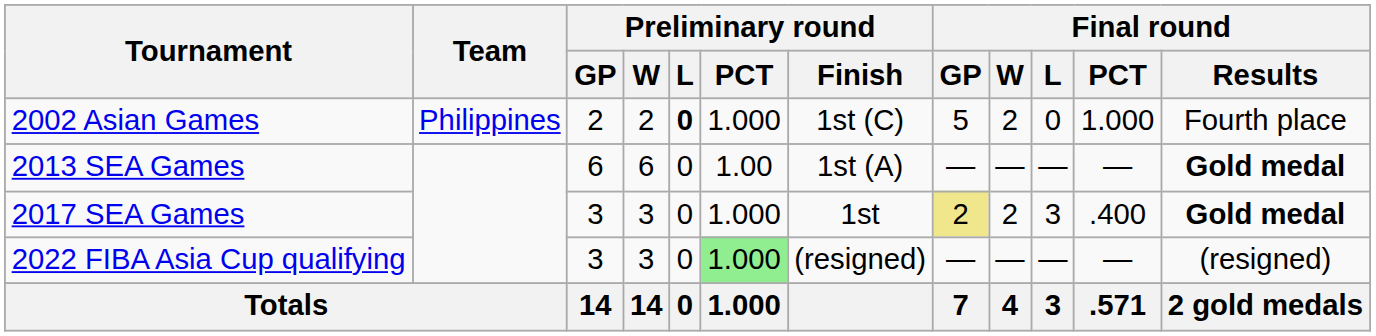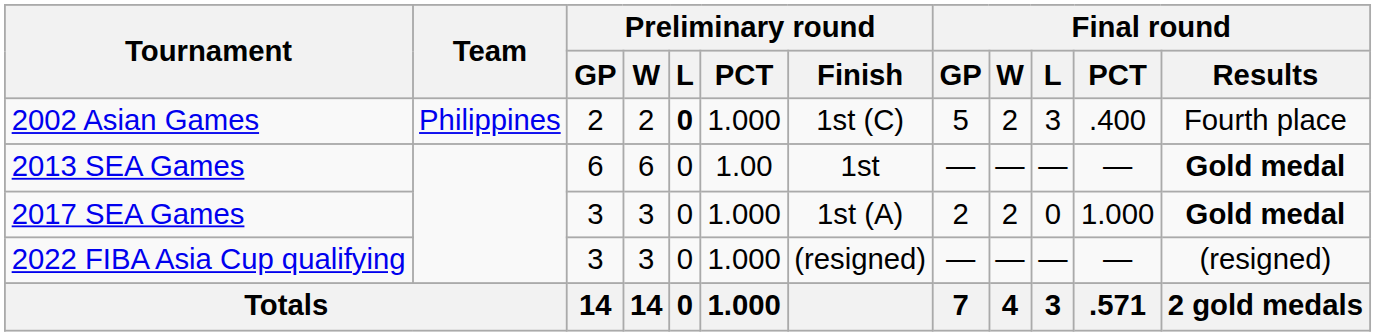(1053, 120) 0 -> (1053, 120) 3
(1118, 120) 1.000 -> (1118, 120) .400
(860, 167) 1st (A) -> (860, 167) 1st
(860, 213) 1st -> (860, 213) 1st (A)
(961, 213) khaki background -> (961, 213) no background
(1053, 213) 3 -> (1053, 213) 0
(1118, 213) .400 -> (1118, 213) 1.000
(744, 259) lightgreen background -> (744, 259) no background
